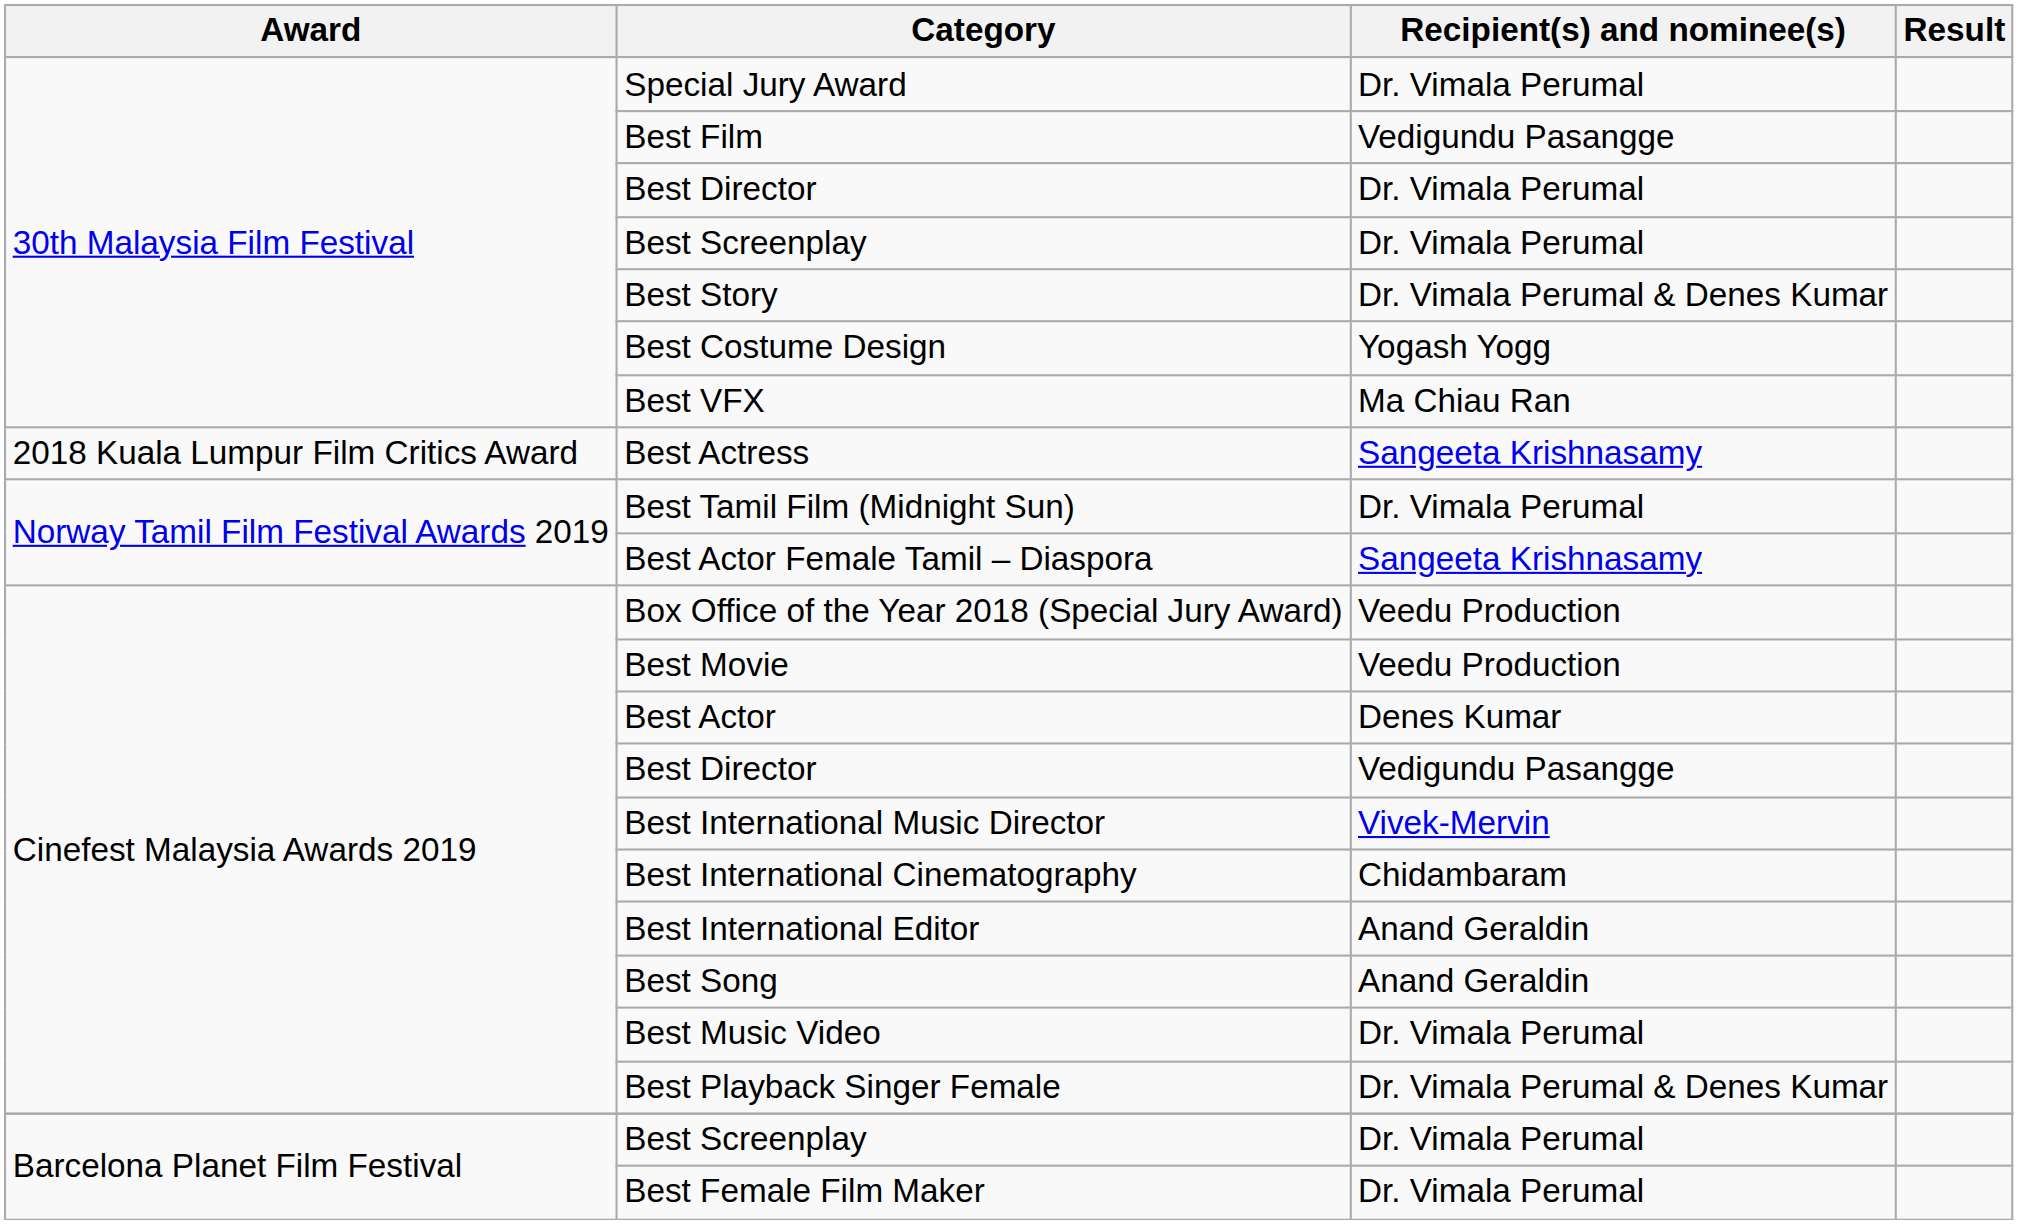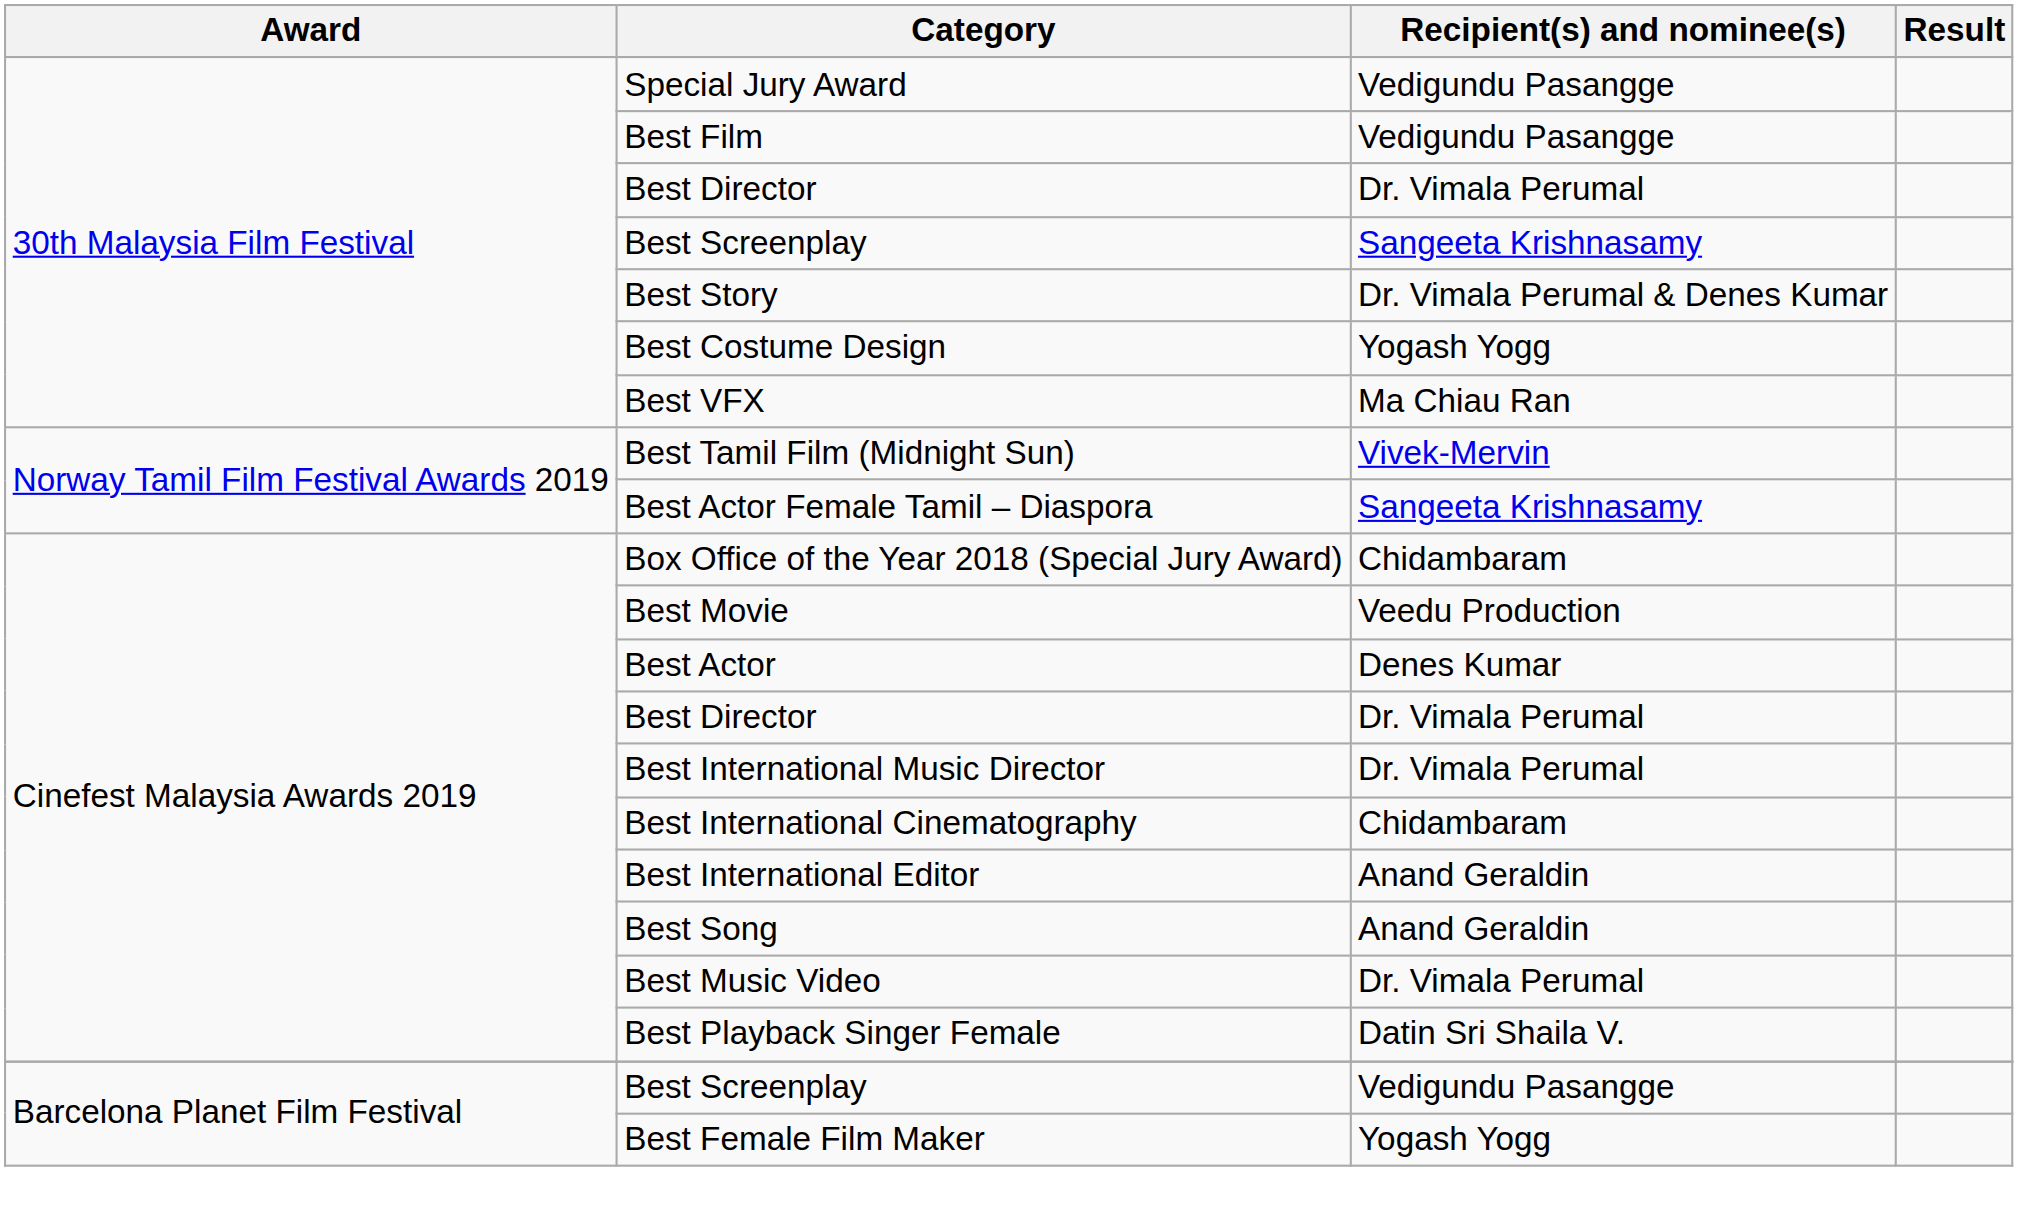(1501, 83) Dr. Vimala Perumal -> (1516, 83) Vedigundu Pasangge
(1501, 242) Dr. Vimala Perumal -> (1530, 242) Sangeeta Krishnasamy
- row: (295, 453)
(1501, 505) Dr. Vimala Perumal -> (1454, 453) Vivek-Mervin
(1489, 611) Veedu Production -> (1462, 558) Chidambaram
(1516, 769) Vedigundu Pasangge -> (1501, 717) Dr. Vimala Perumal
(1454, 822) Vivek-Mervin -> (1501, 769) Dr. Vimala Perumal
(1623, 1086) Dr. Vimala Perumal & Denes Kumar -> (1491, 1033) Datin Sri Shaila V.
(1501, 1139) Dr. Vimala Perumal -> (1516, 1086) Vedigundu Pasangge
(1501, 1192) Dr. Vimala Perumal -> (1455, 1139) Yogash Yogg
